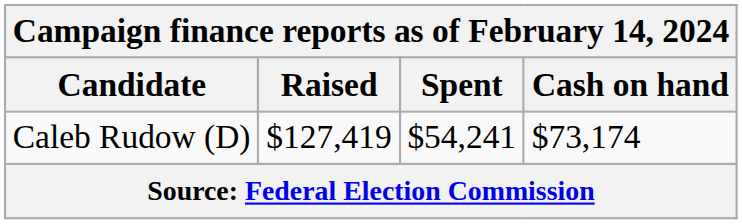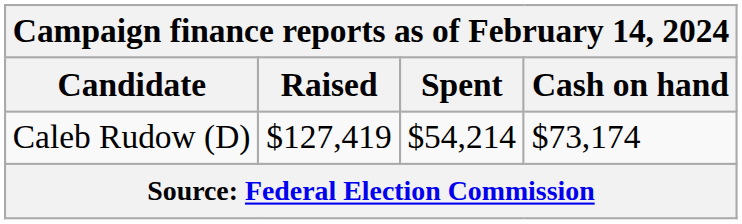(462, 137) $54,241 -> (462, 137) $54,214
